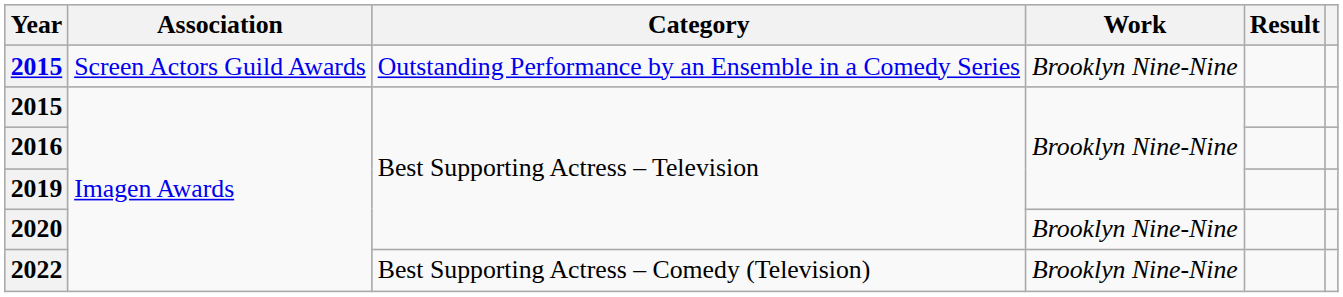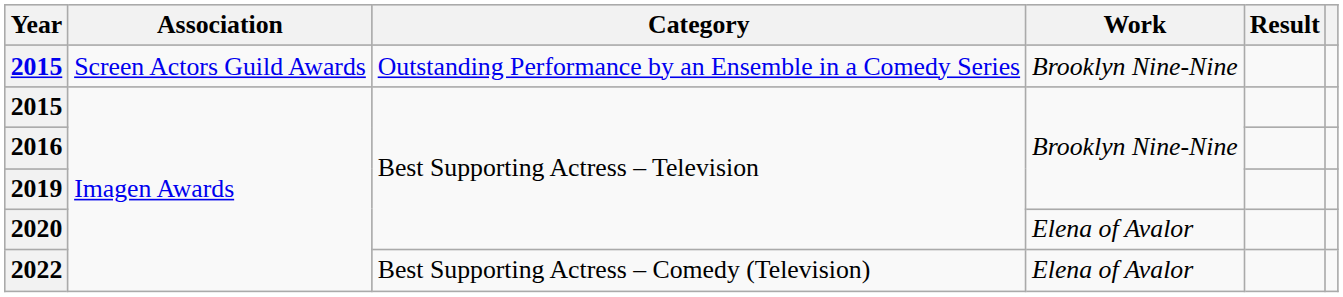(1135, 229) Brooklyn Nine-Nine -> (1113, 229) Elena of Avalor
(1135, 270) Brooklyn Nine-Nine -> (1113, 270) Elena of Avalor
